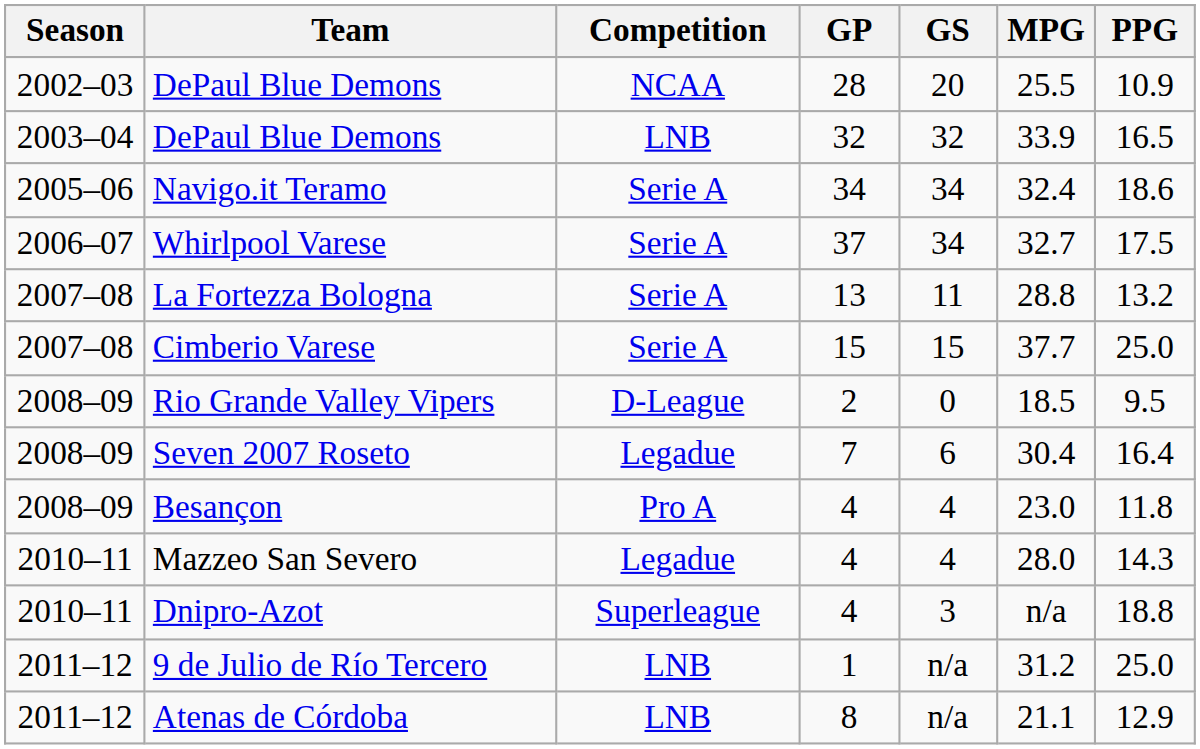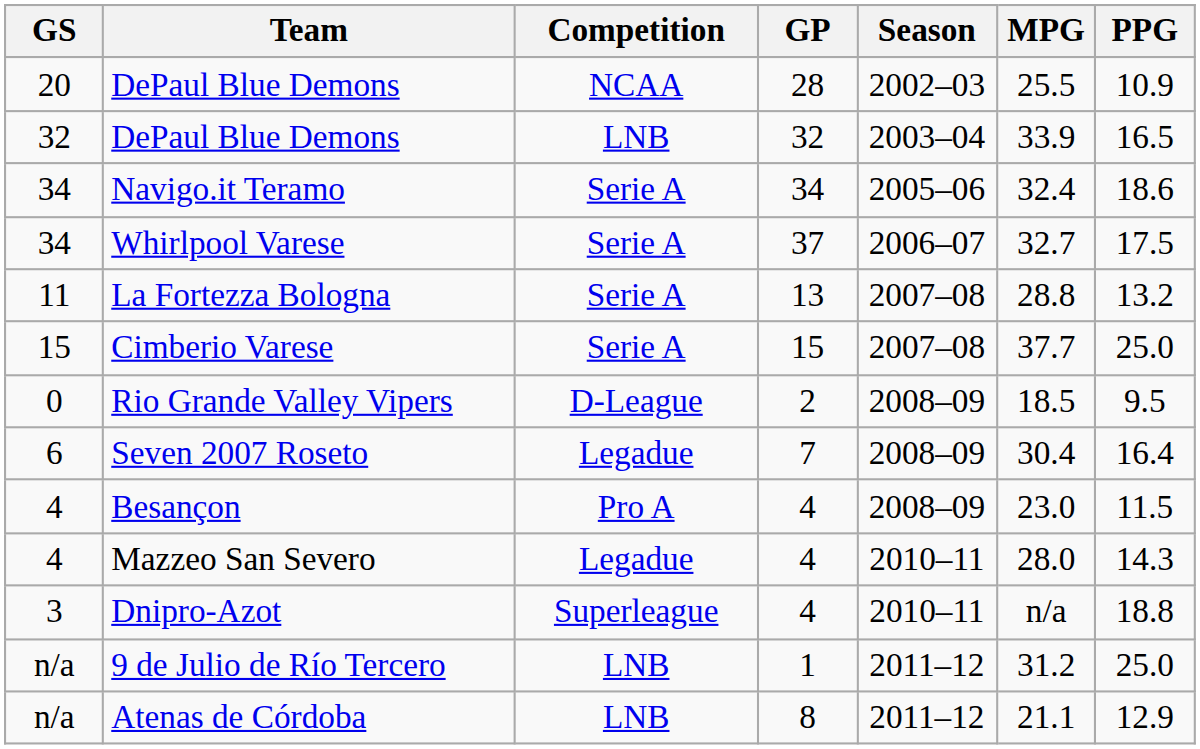columns swapped: (75, 30) <-> (948, 30)
(1145, 505) 11.8 -> (1145, 505) 11.5
